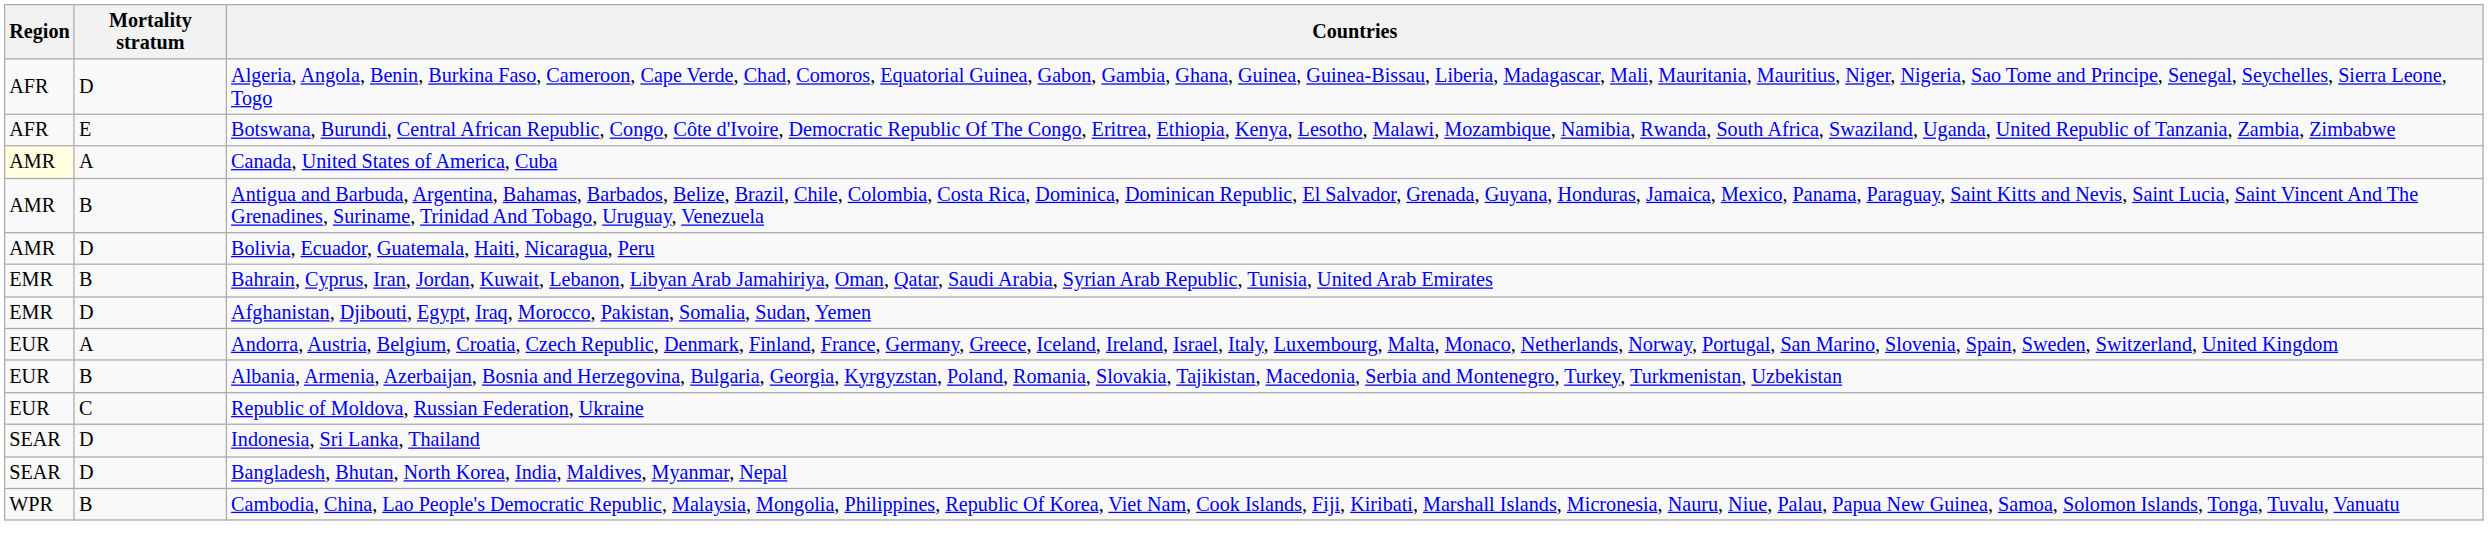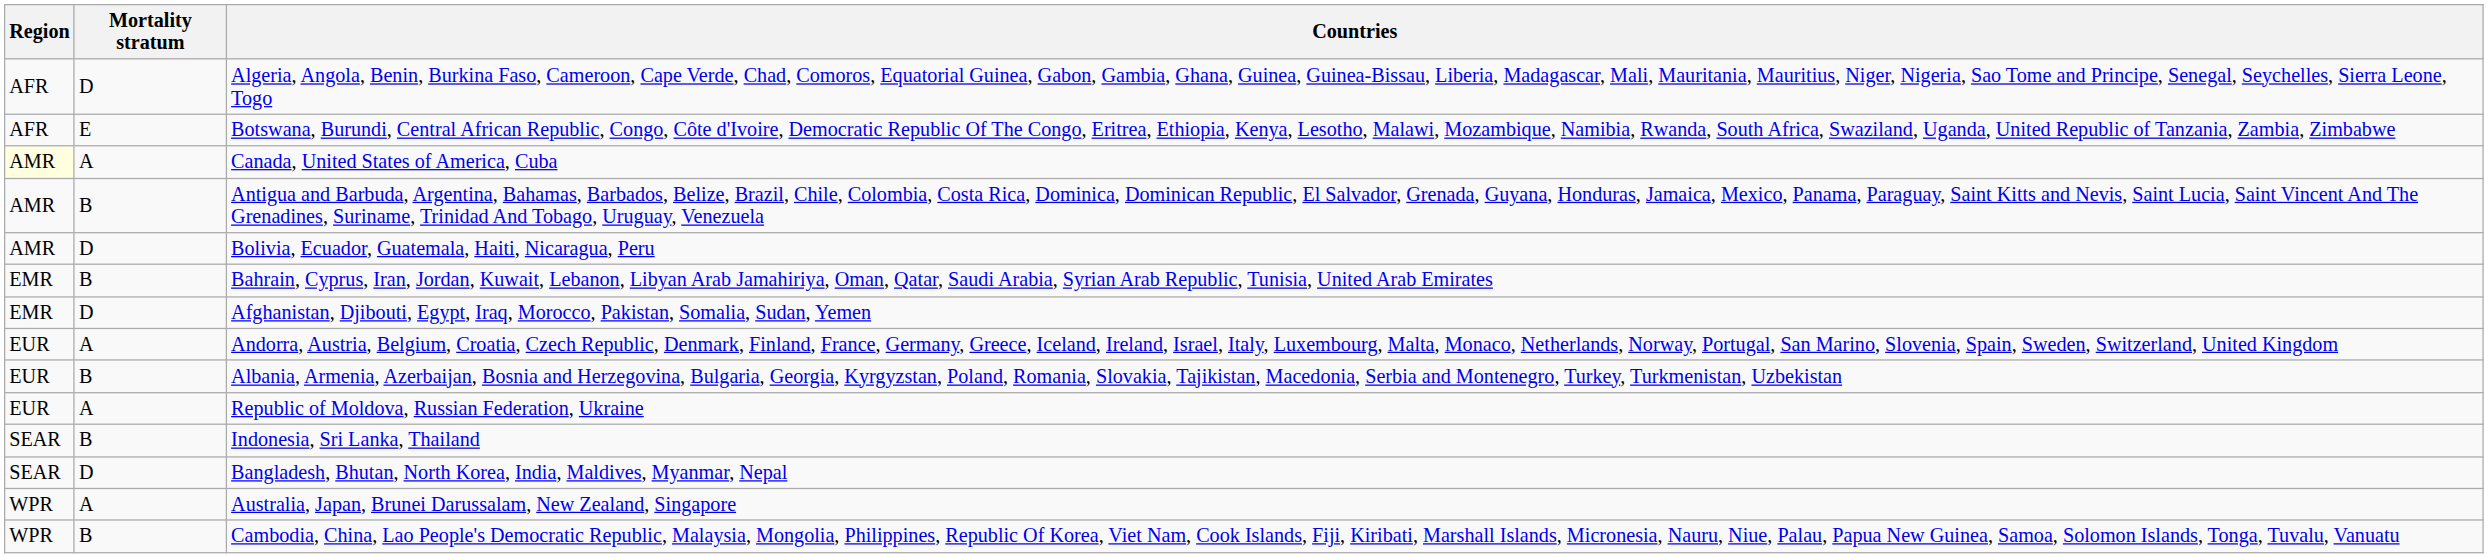(86, 408) C -> (86, 408) A
(86, 440) D -> (86, 440) B
+ row: (484, 504)
